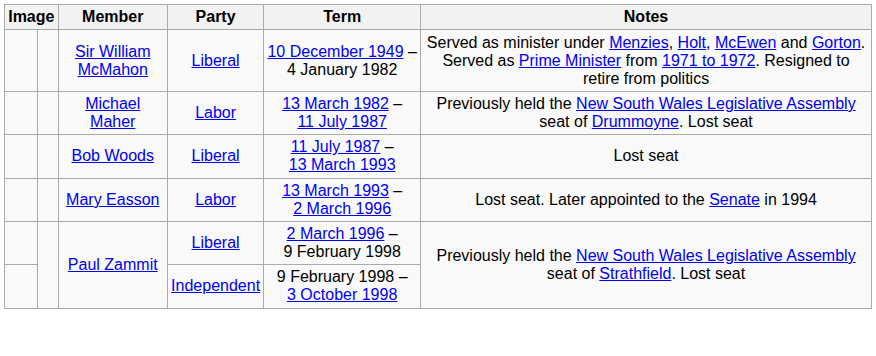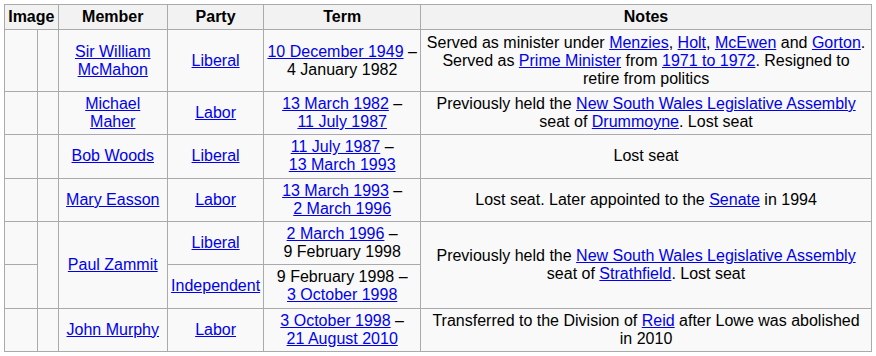+ row: (113, 329)
